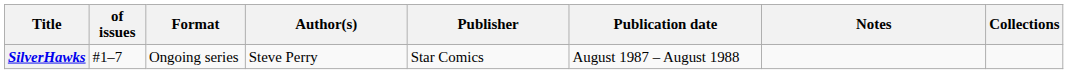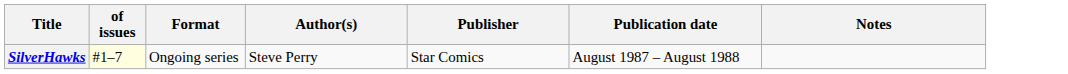- column: (1024, 24)
(107, 56) no background -> (107, 56) lightyellow background
